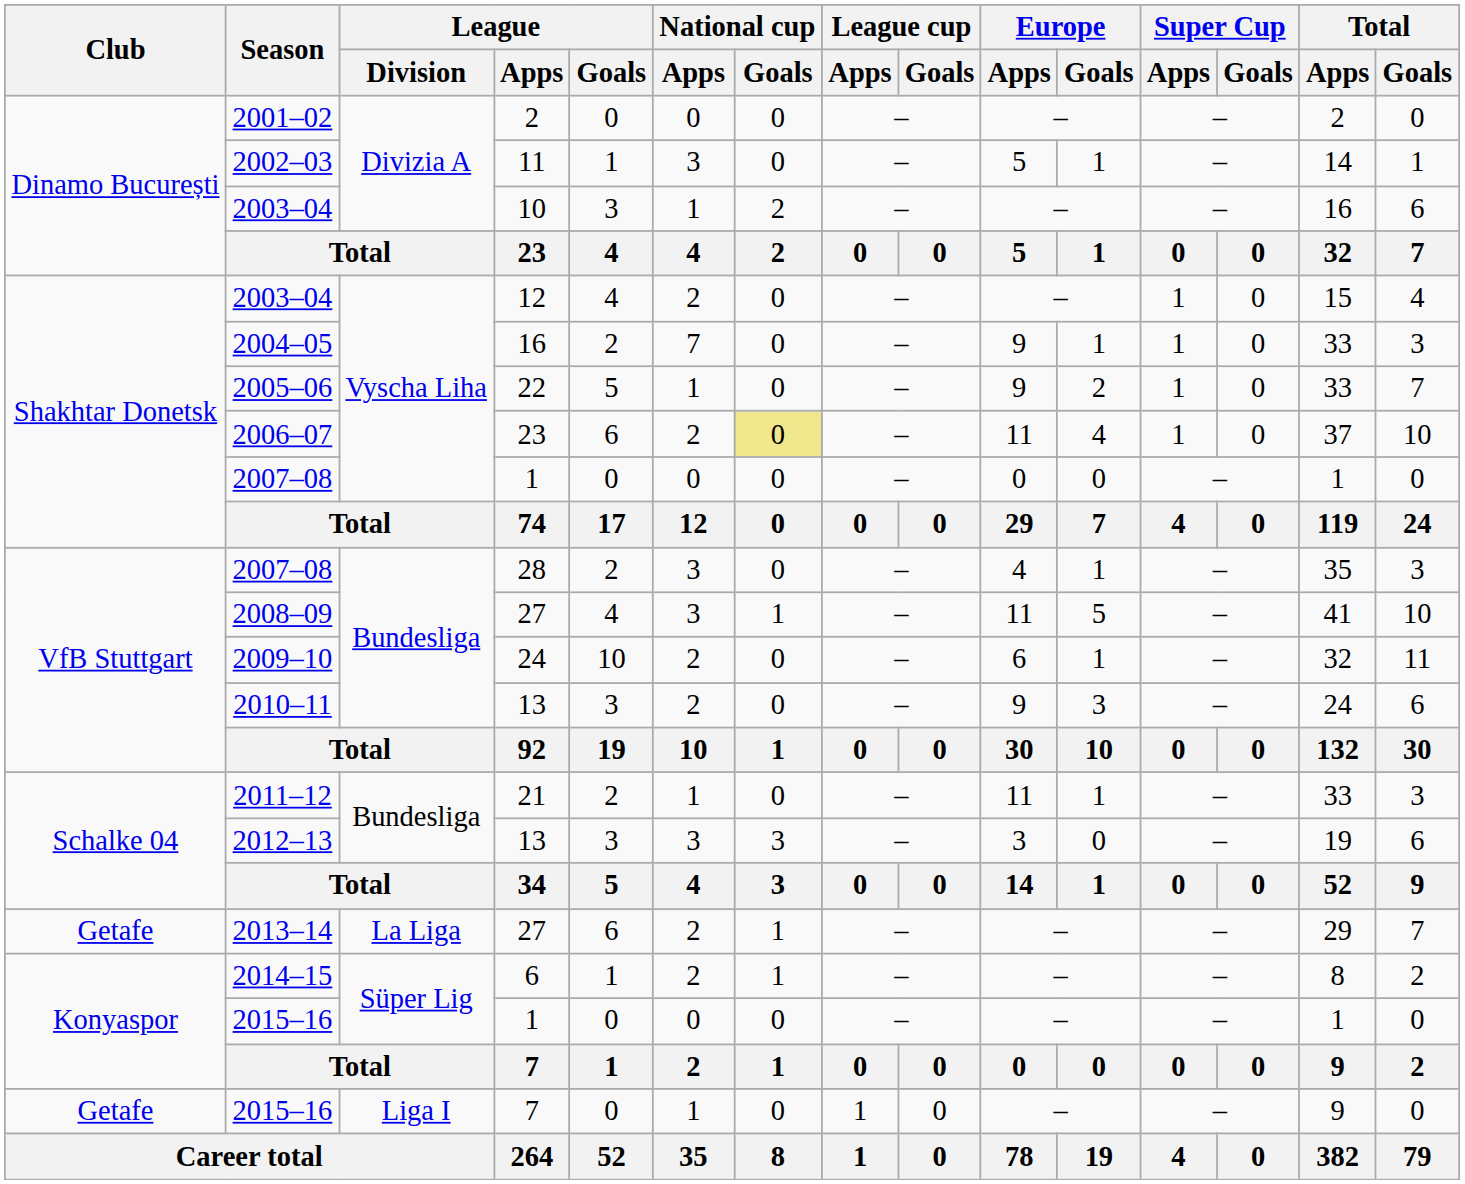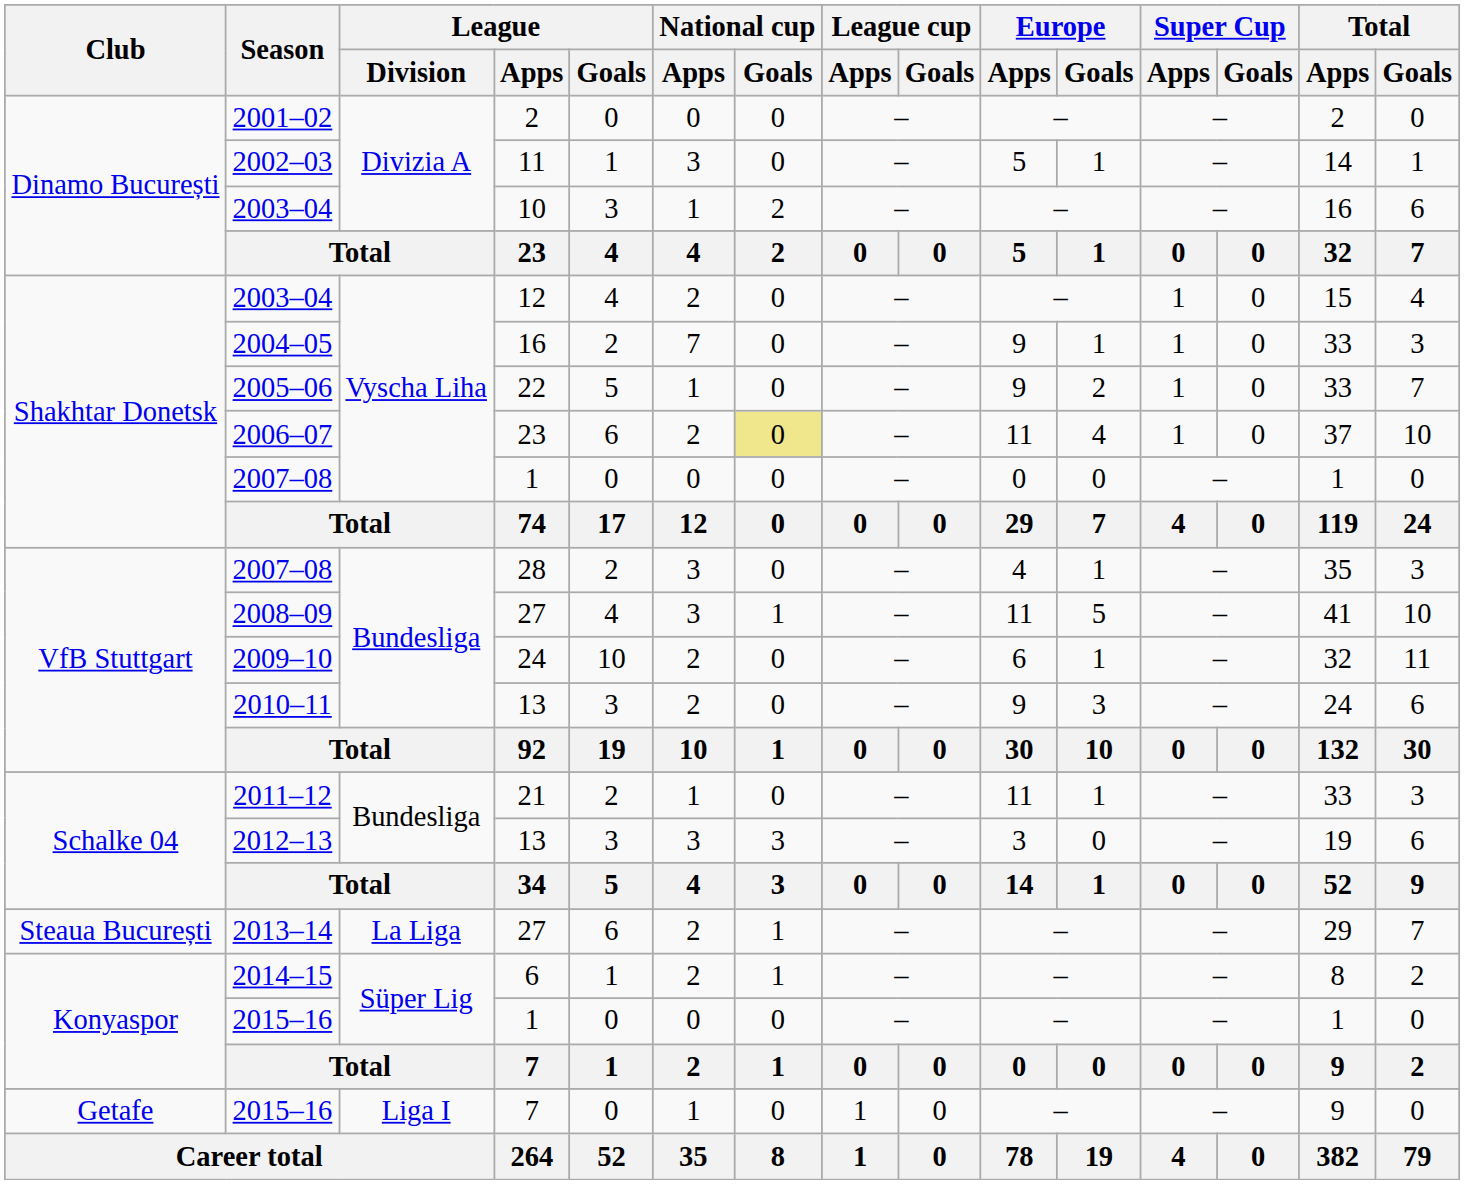(115, 930) Getafe -> (115, 930) Steaua București
